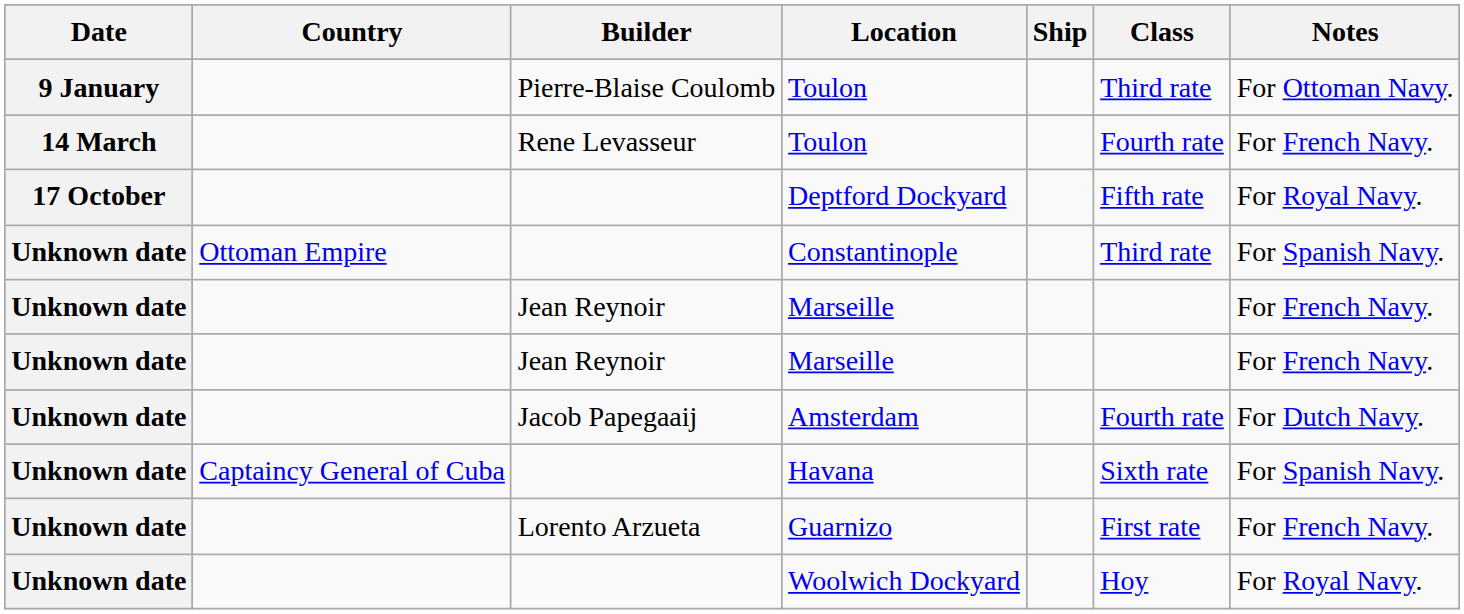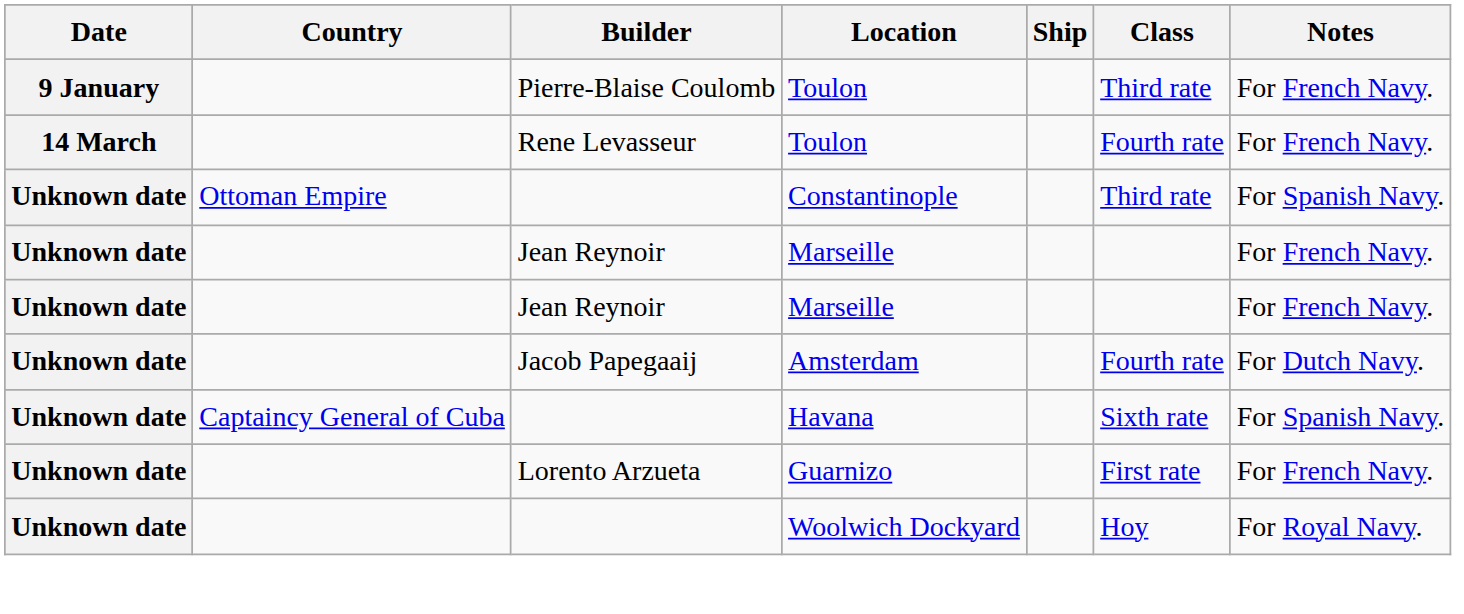(1345, 86) For Ottoman Navy. -> (1335, 86) For French Navy.
- row: (646, 197)
